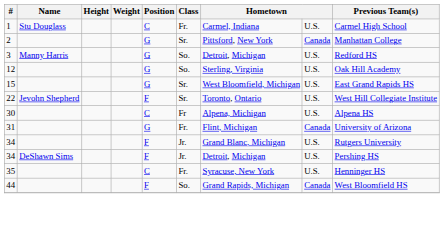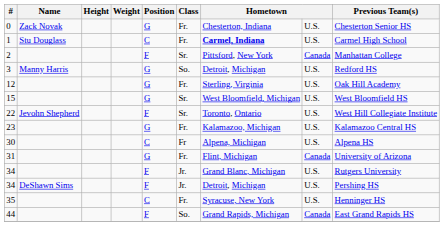+ row: (9, 26)
(231, 26) normal -> (233, 41) bold
(147, 41) G -> (146, 55) F
(184, 70) So. -> (183, 84) Fr.
(374, 84) East Grand Rapids HS -> (371, 99) West Bloomfield HS
+ row: (11, 128)
(371, 185) West Bloomfield HS -> (374, 214) East Grand Rapids HS
